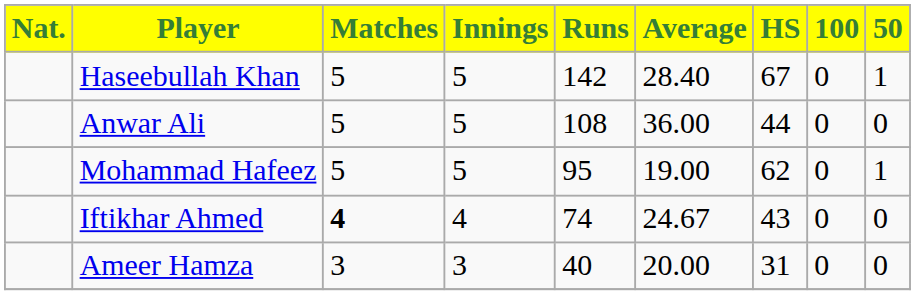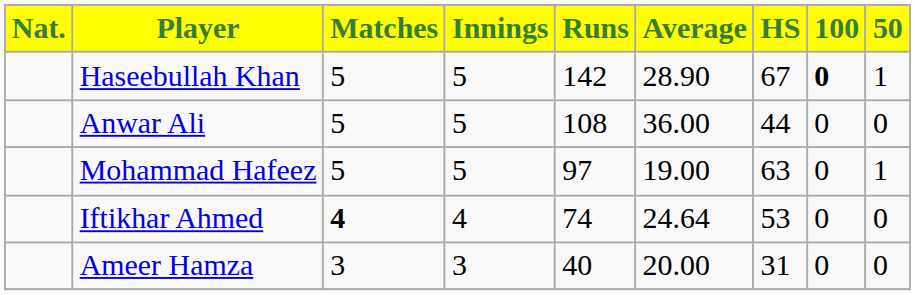(676, 75) 28.40 -> (676, 75) 28.90
(822, 75) normal -> (822, 75) bold
(577, 170) 95 -> (577, 170) 97
(775, 170) 62 -> (775, 170) 63
(676, 218) 24.67 -> (676, 218) 24.64
(775, 218) 43 -> (775, 218) 53
